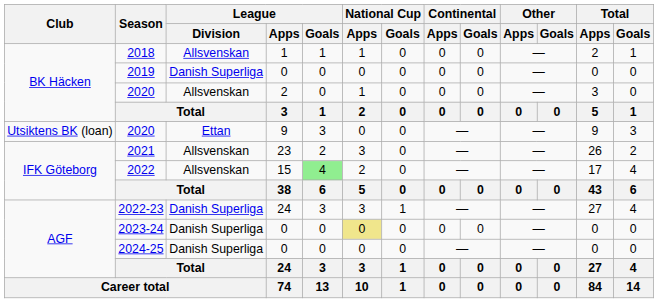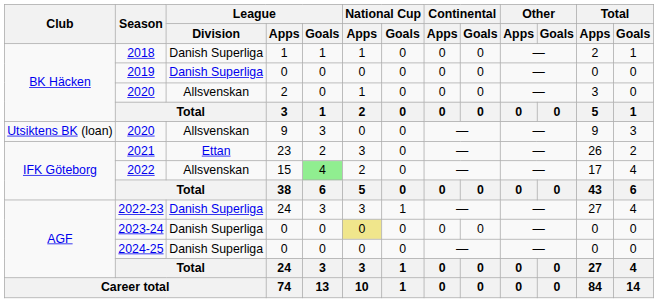(216, 53) Allsvenskan -> (216, 53) Danish Superliga
(216, 131) Ettan -> (216, 131) Allsvenskan
(216, 151) Allsvenskan -> (216, 151) Ettan
